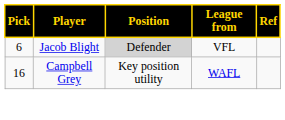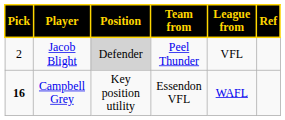+ column: (179, 21)
(19, 47) 6 -> (19, 54) 2
(19, 72) normal -> (19, 92) bold
